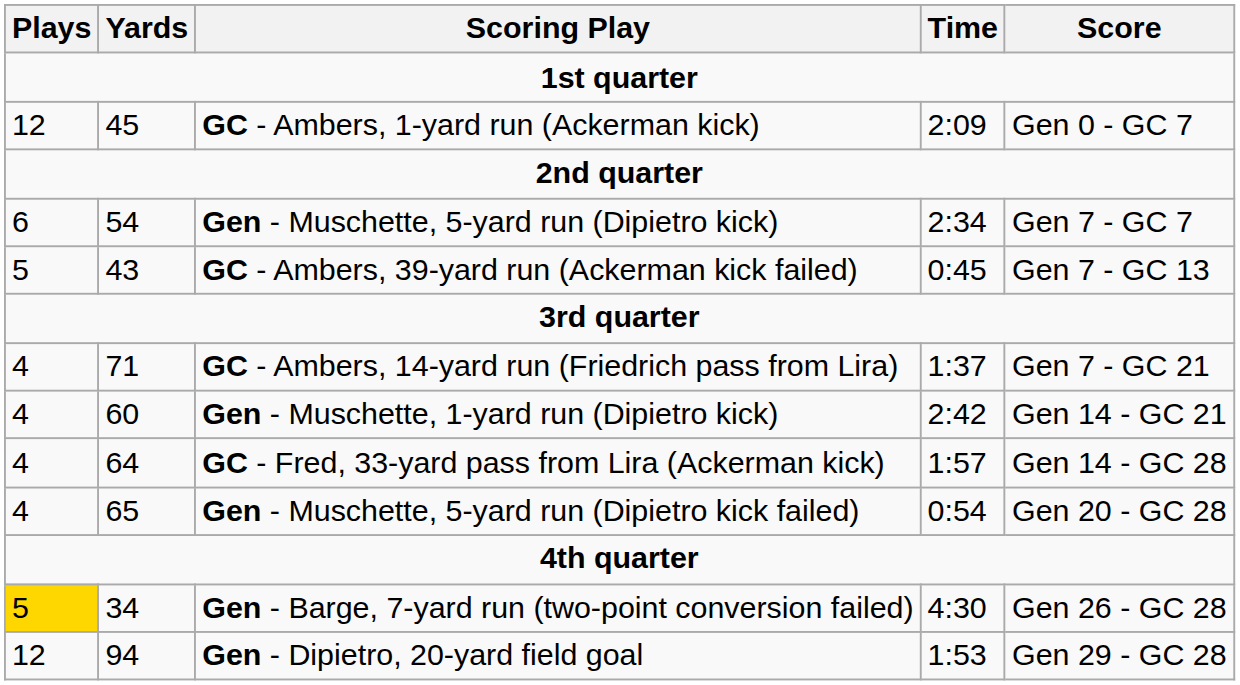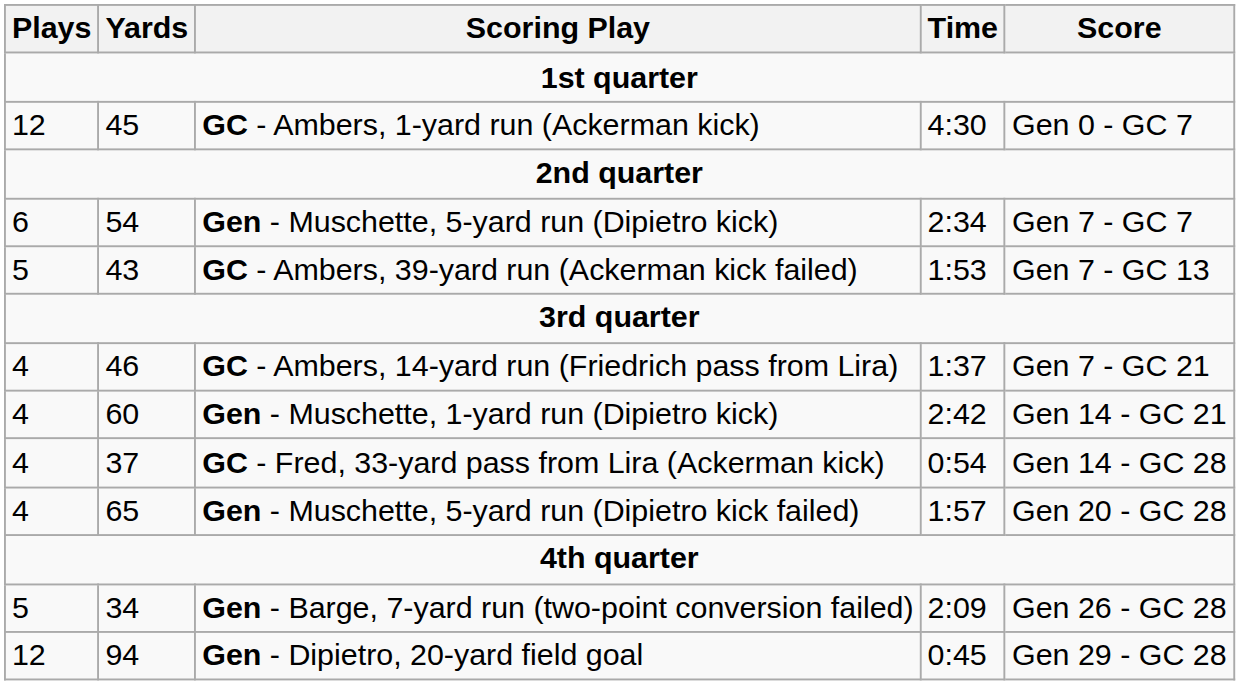(957, 125) 2:09 -> (957, 125) 4:30
(957, 269) 0:45 -> (957, 269) 1:53
(122, 366) 71 -> (122, 366) 46
(122, 462) 64 -> (122, 462) 37
(957, 462) 1:57 -> (957, 462) 0:54
(957, 510) 0:54 -> (957, 510) 1:57
(20, 607) gold background -> (20, 607) no background
(957, 607) 4:30 -> (957, 607) 2:09
(957, 655) 1:53 -> (957, 655) 0:45
